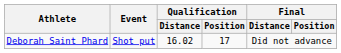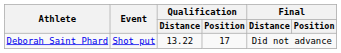(180, 40) 16.02 -> (180, 40) 13.22
